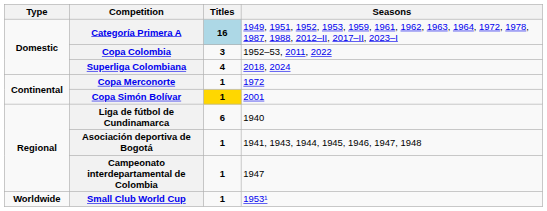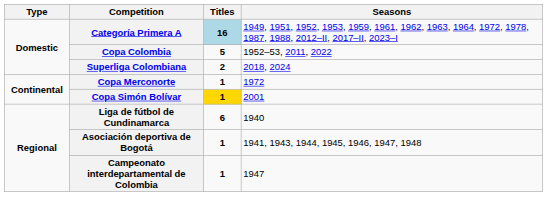(222, 52) 3 -> (222, 52) 5
(222, 67) 4 -> (222, 67) 2
- row: (136, 199)
